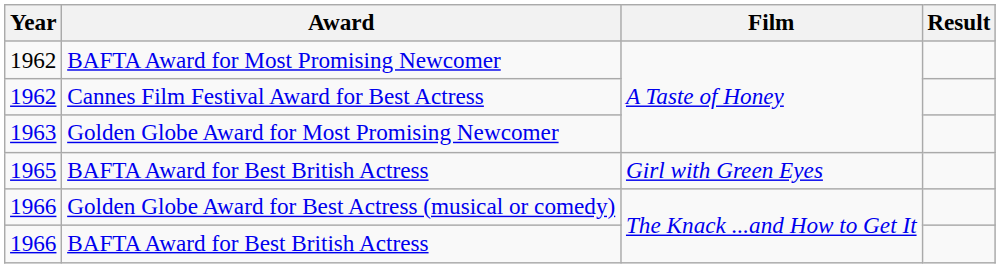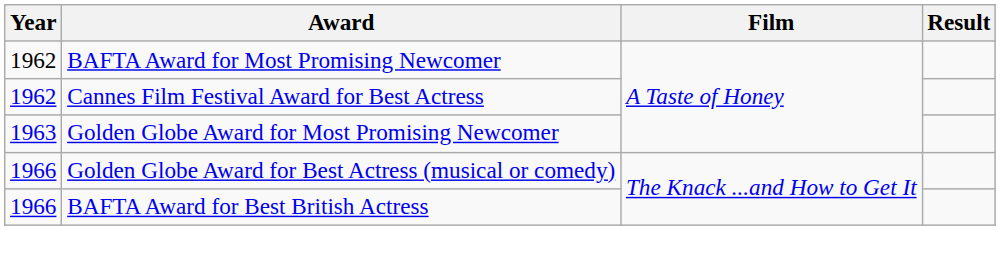- row: (33, 170)
